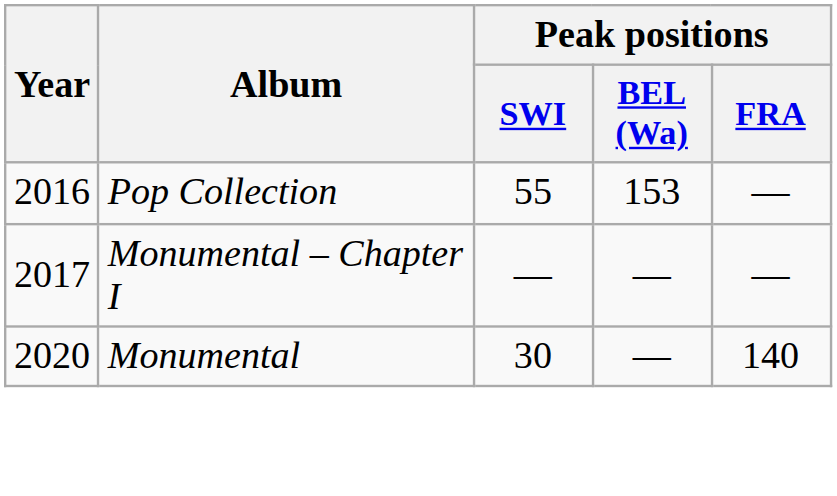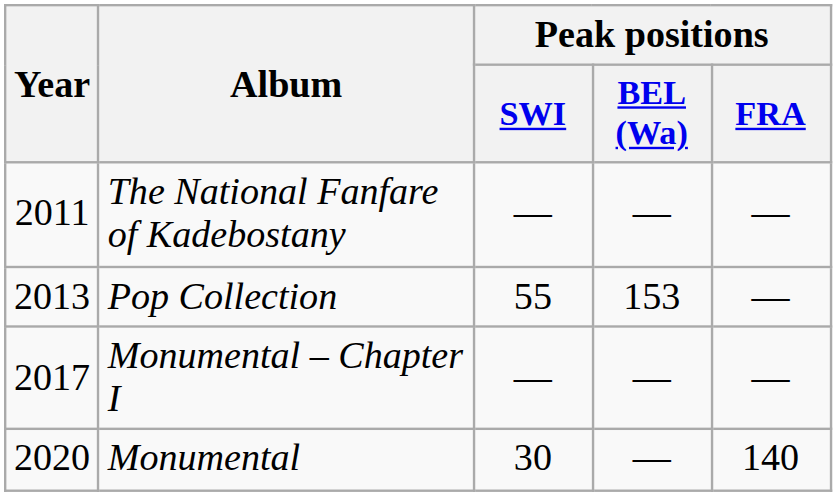+ row: (273, 213)
(52, 192) 2016 -> (52, 295) 2013
